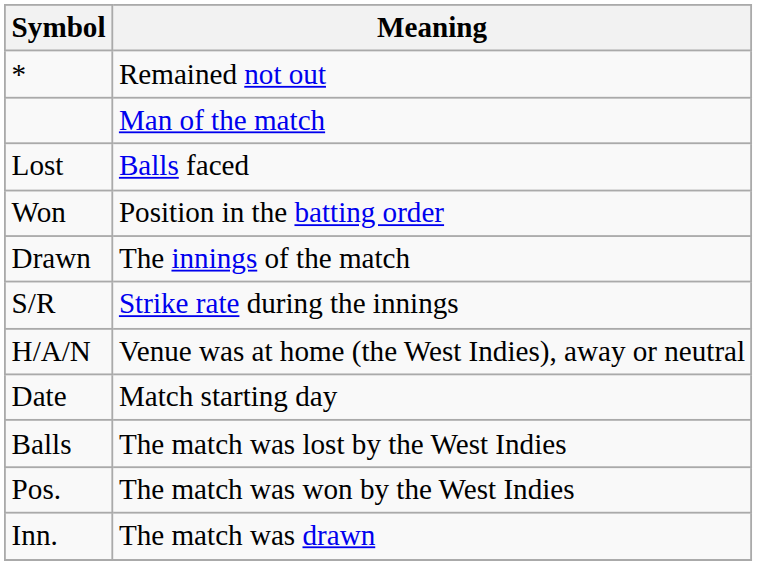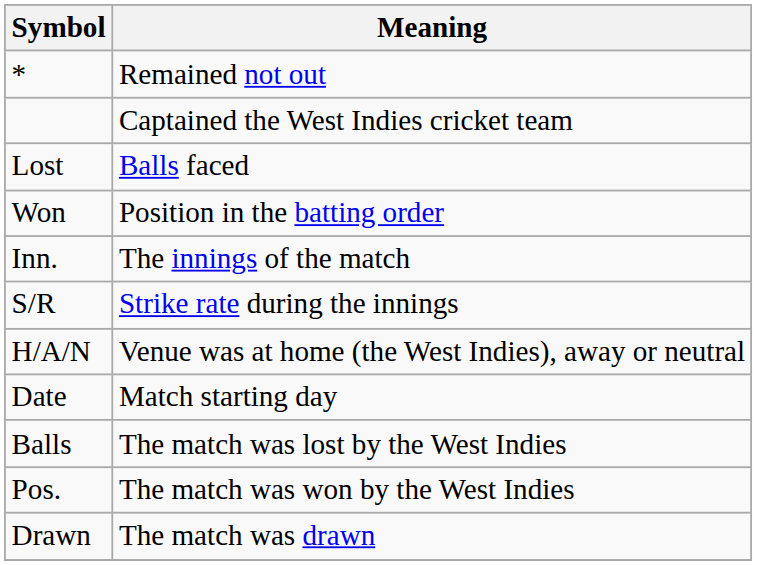- row: (222, 119)
+ row: (346, 119)
(51, 258) Drawn -> (35, 258) Inn.
(35, 535) Inn. -> (51, 535) Drawn
